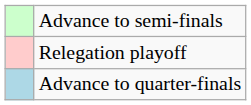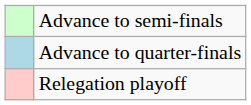rows swapped: (140, 84) <-> (113, 52)
